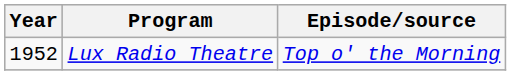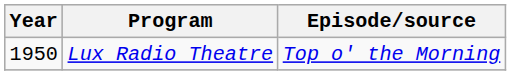(34, 54) 1952 -> (34, 54) 1950
